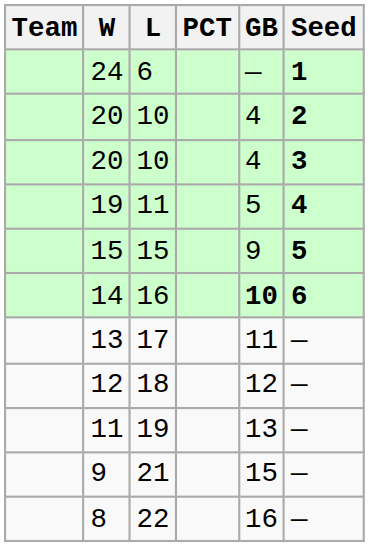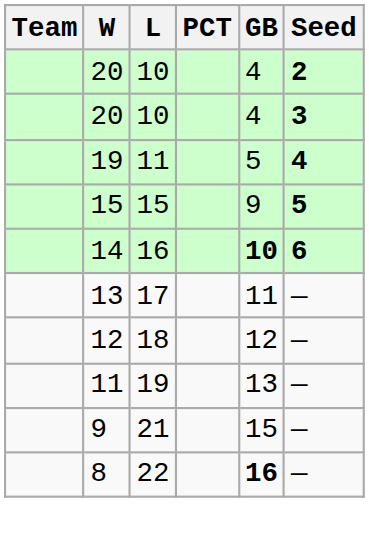- row: (107, 72)
(261, 519) normal -> (261, 474) bold
